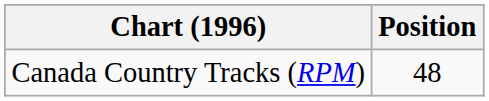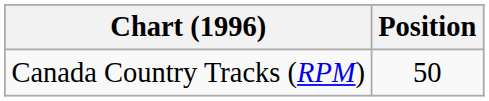(427, 72) 48 -> (427, 72) 50
